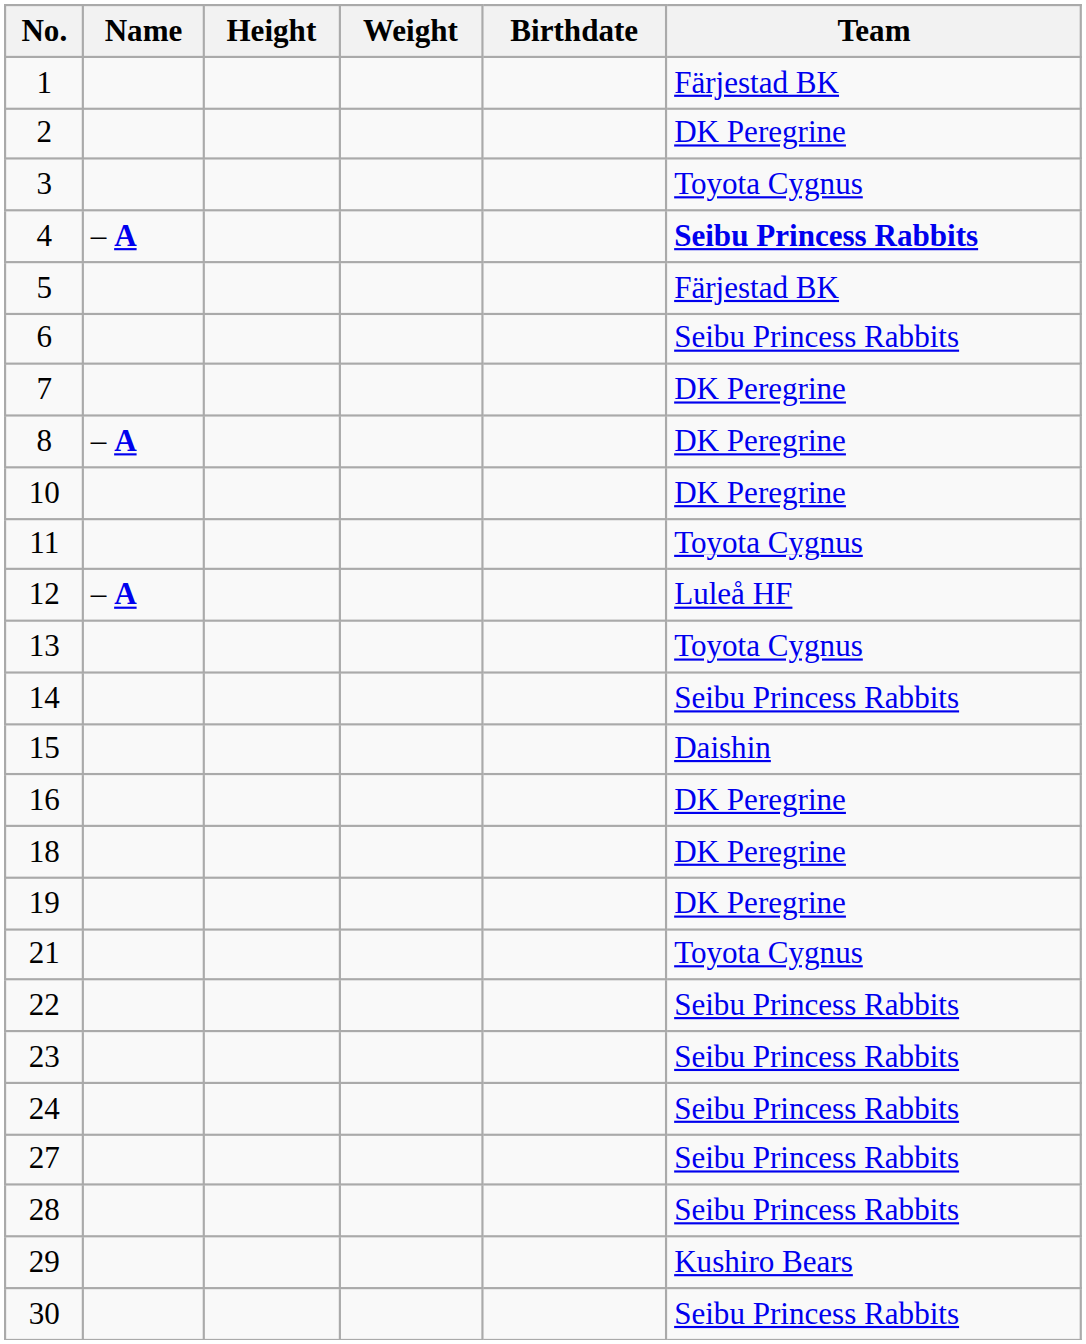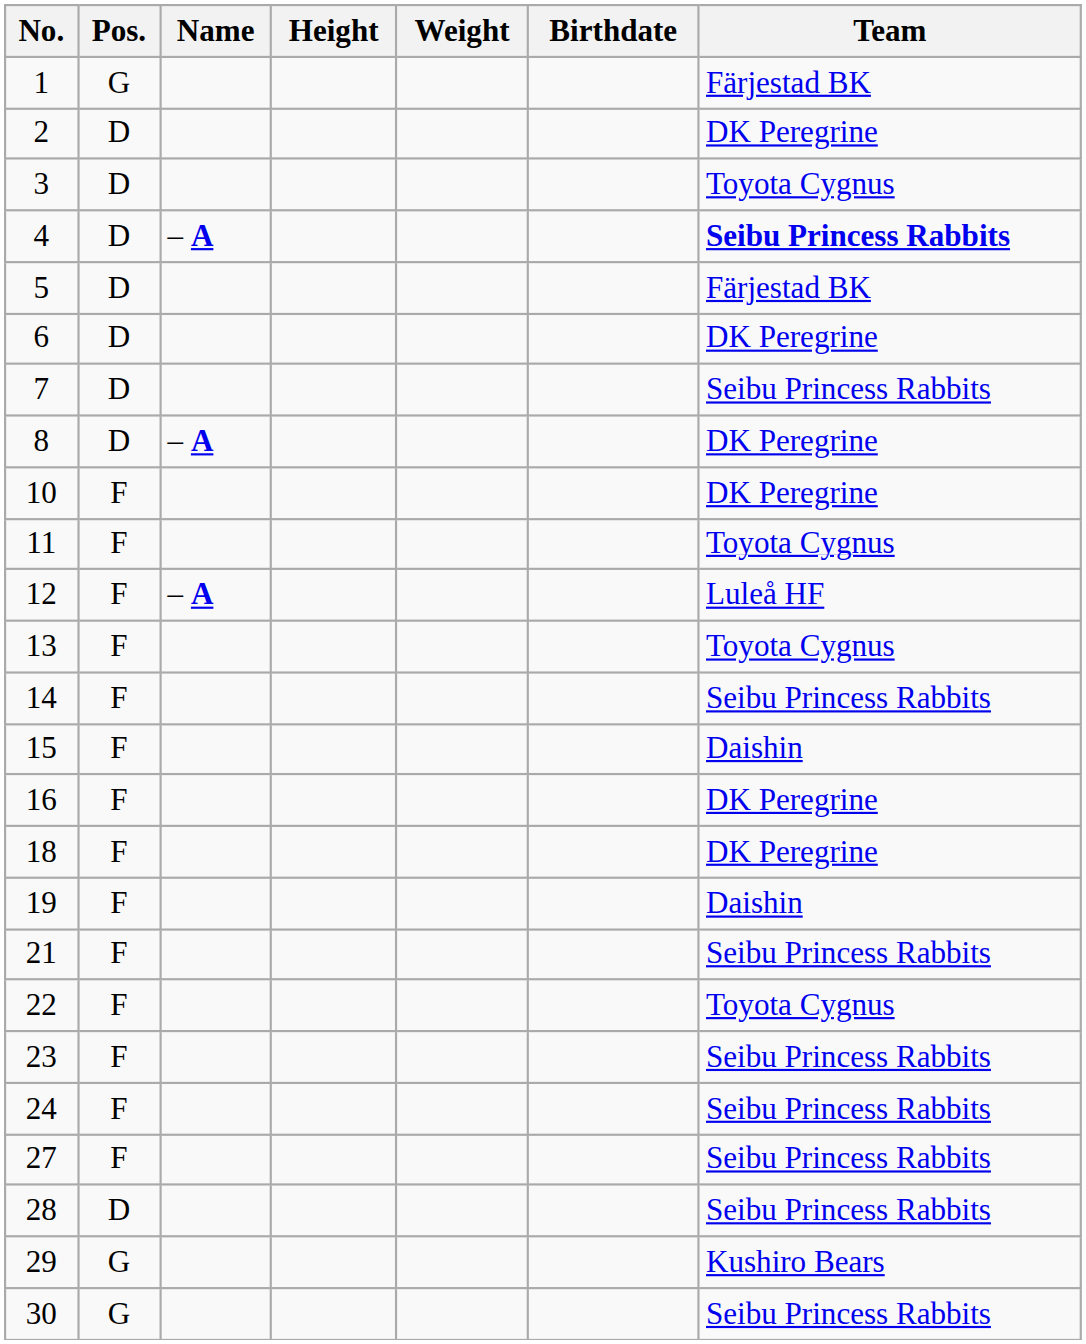+ column: (119, 30)
(817, 338) Seibu Princess Rabbits -> (792, 338) DK Peregrine
(760, 389) DK Peregrine -> (848, 389) Seibu Princess Rabbits
(760, 902) DK Peregrine -> (754, 902) Daishin
(768, 953) Toyota Cygnus -> (848, 953) Seibu Princess Rabbits
(817, 1005) Seibu Princess Rabbits -> (800, 1005) Toyota Cygnus
